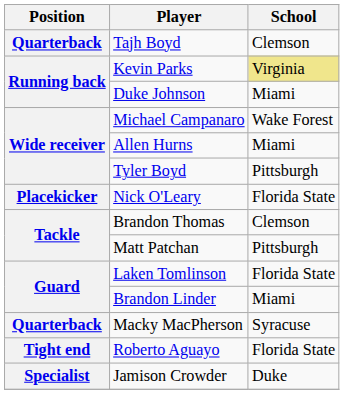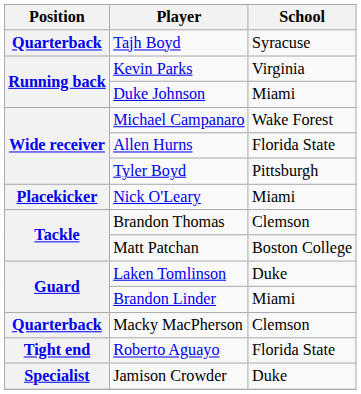(281, 42) Clemson -> (281, 42) Syracuse
(278, 68) khaki background -> (278, 68) no background
(274, 145) Miami -> (294, 145) Florida State
(294, 196) Florida State -> (274, 196) Miami
(285, 247) Pittsburgh -> (302, 247) Boston College
(294, 273) Florida State -> (270, 273) Duke
(281, 324) Syracuse -> (281, 324) Clemson
